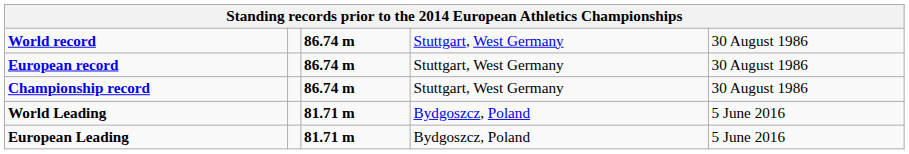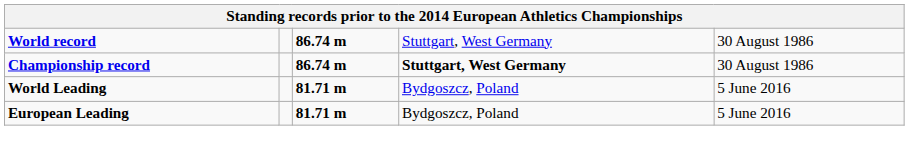- row: (63, 64)
(489, 88) normal -> (484, 64) bold
